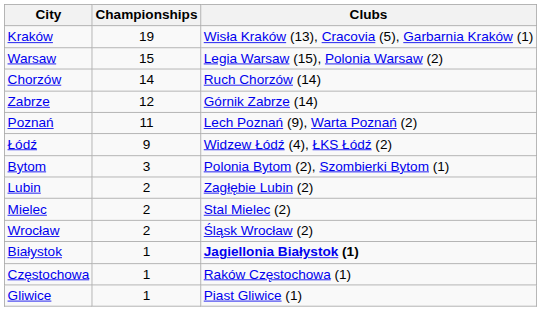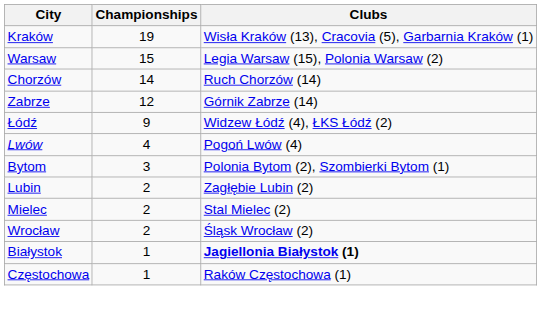- row: (31, 123)
+ row: (25, 144)
- row: (29, 295)
